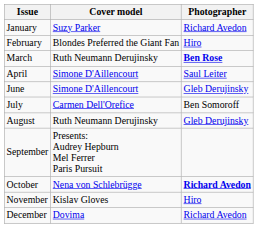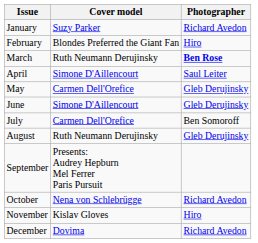+ row: (15, 89)
(217, 184) bold -> (215, 199) normal
